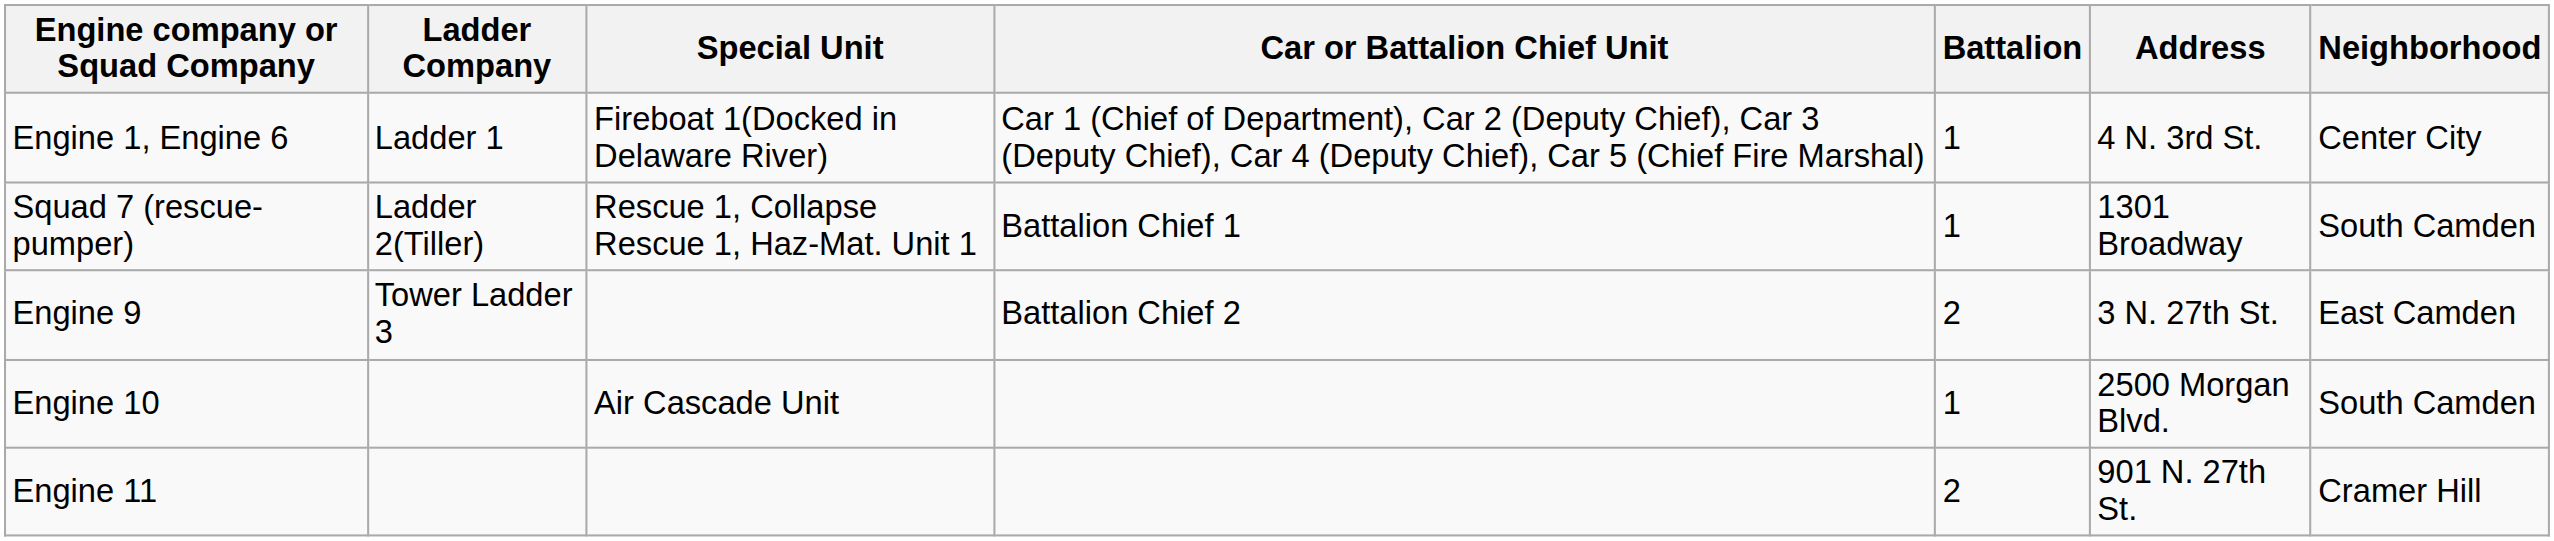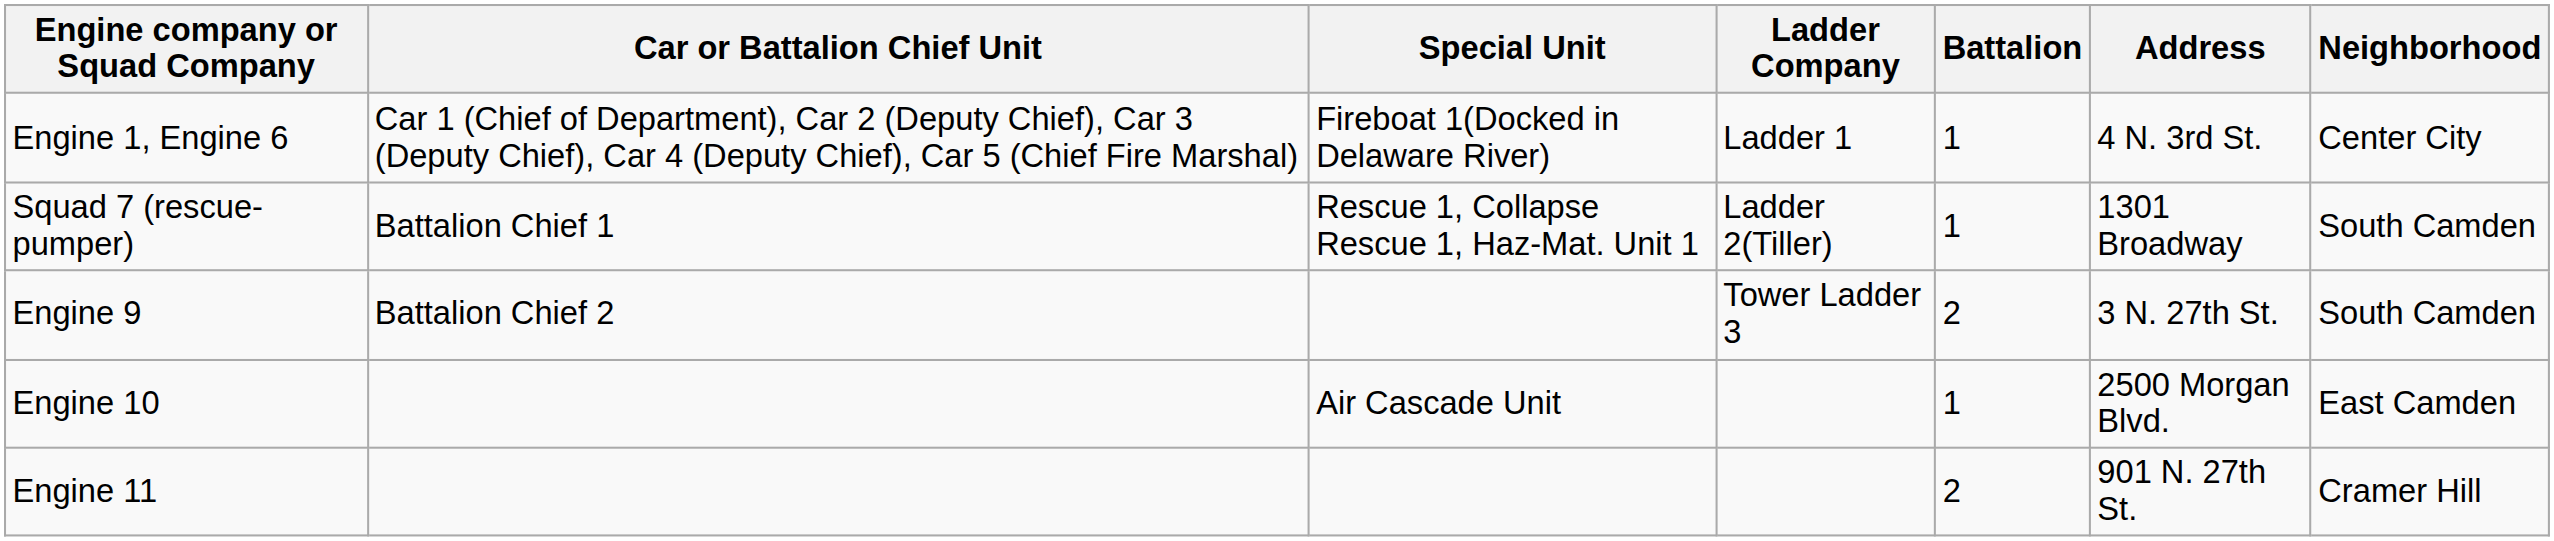columns swapped: (477, 48) <-> (1464, 48)
(2417, 314) East Camden -> (2427, 314) South Camden
(2427, 402) South Camden -> (2417, 402) East Camden
